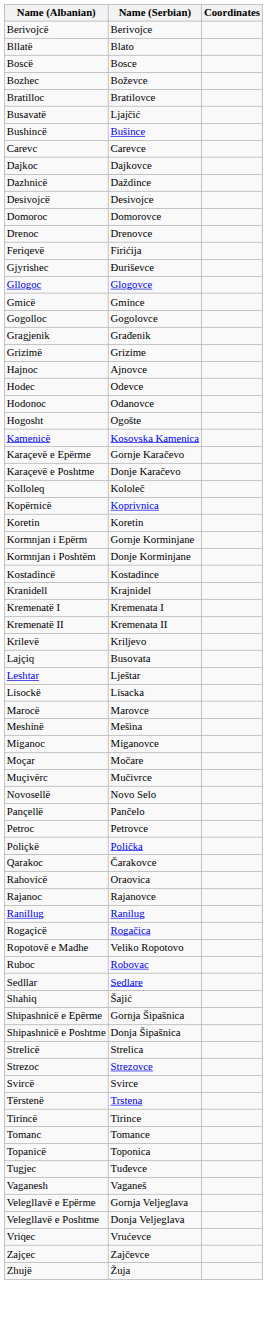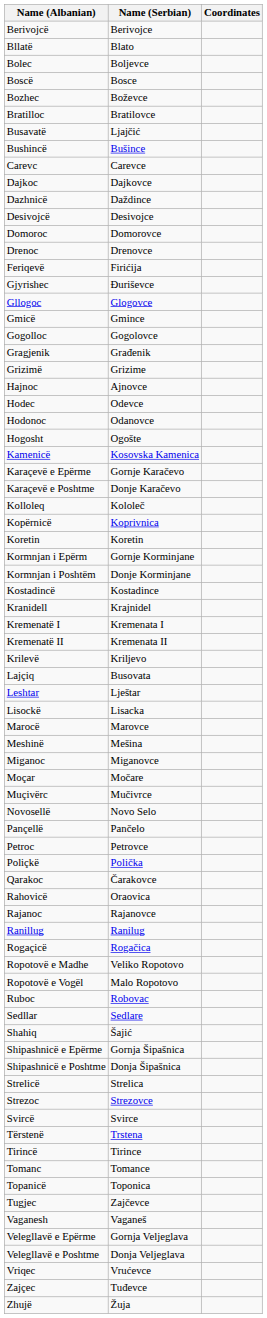+ row: (19, 64)
+ row: (45, 982)
(129, 1169) Tuđevce -> (130, 1203) Zajčevce
(130, 1254) Zajčevce -> (129, 1288) Tuđevce
